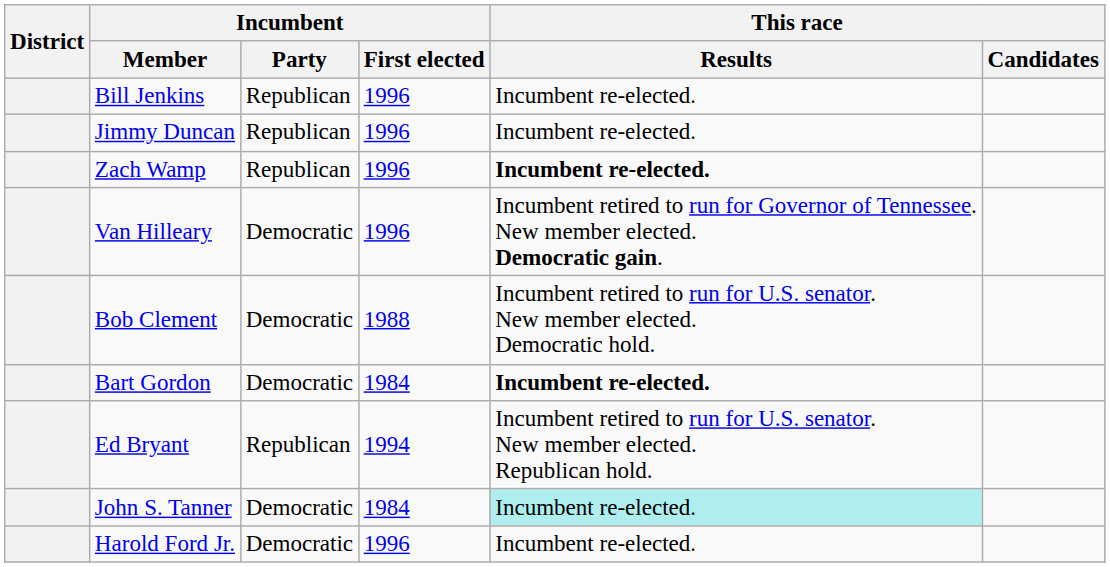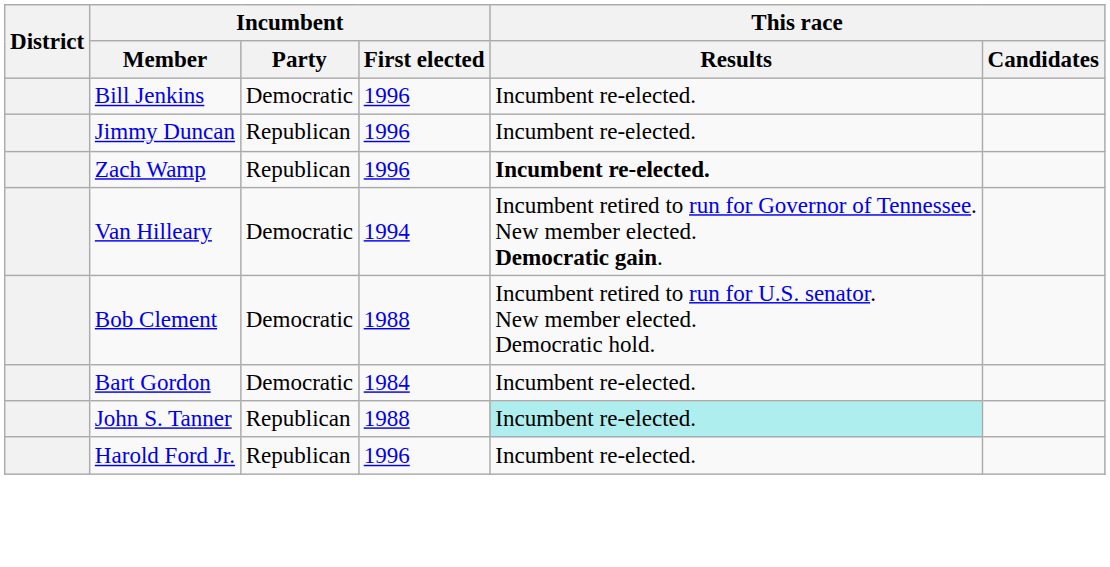(298, 95) Republican -> (299, 95) Democratic
(387, 231) 1996 -> (387, 231) 1994
(603, 382) bold -> (596, 382) normal
- row: (142, 444)
(299, 507) Democratic -> (298, 418) Republican
(387, 507) 1984 -> (387, 418) 1988
(299, 543) Democratic -> (298, 455) Republican
